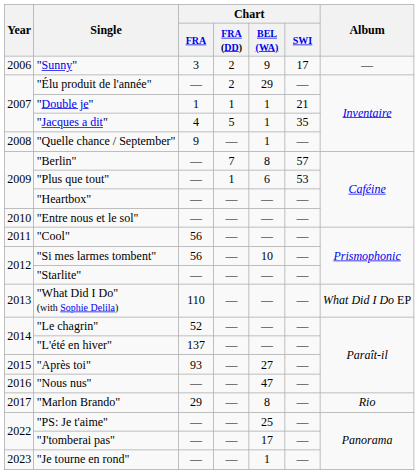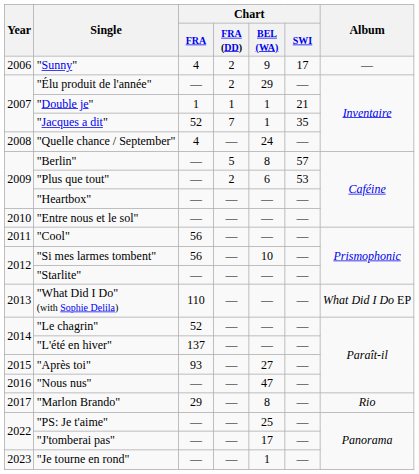(196, 65) 3 -> (196, 65) 4
(196, 122) 4 -> (196, 122) 52
(231, 122) 5 -> (231, 122) 7
(196, 141) 9 -> (196, 141) 4
(267, 141) 1 -> (267, 141) 24
(231, 160) 7 -> (231, 160) 5
(231, 179) 1 -> (231, 179) 2
